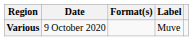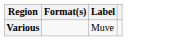- column: (75, 12)
